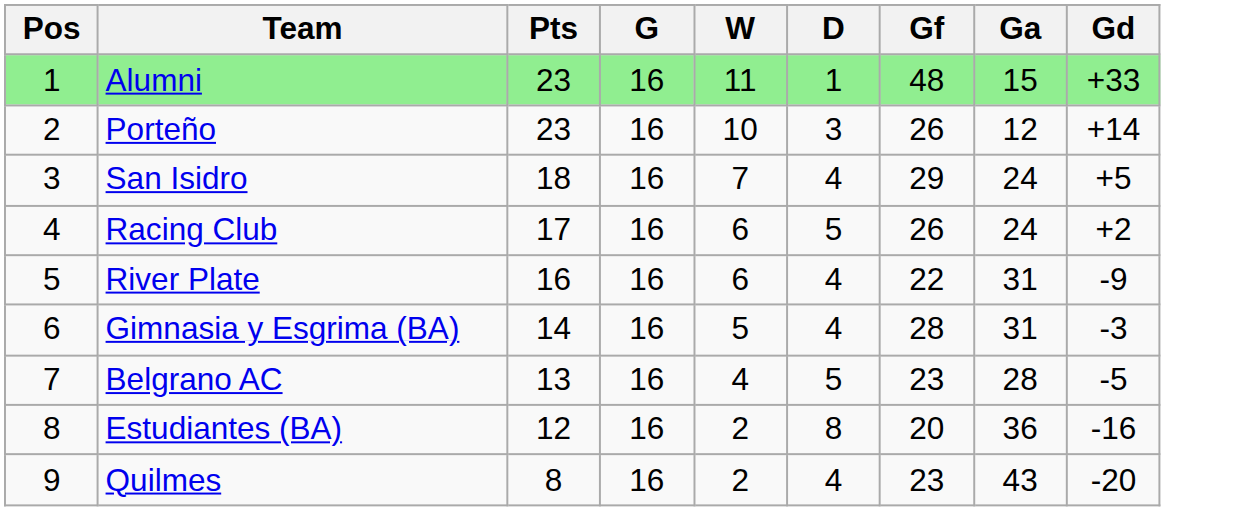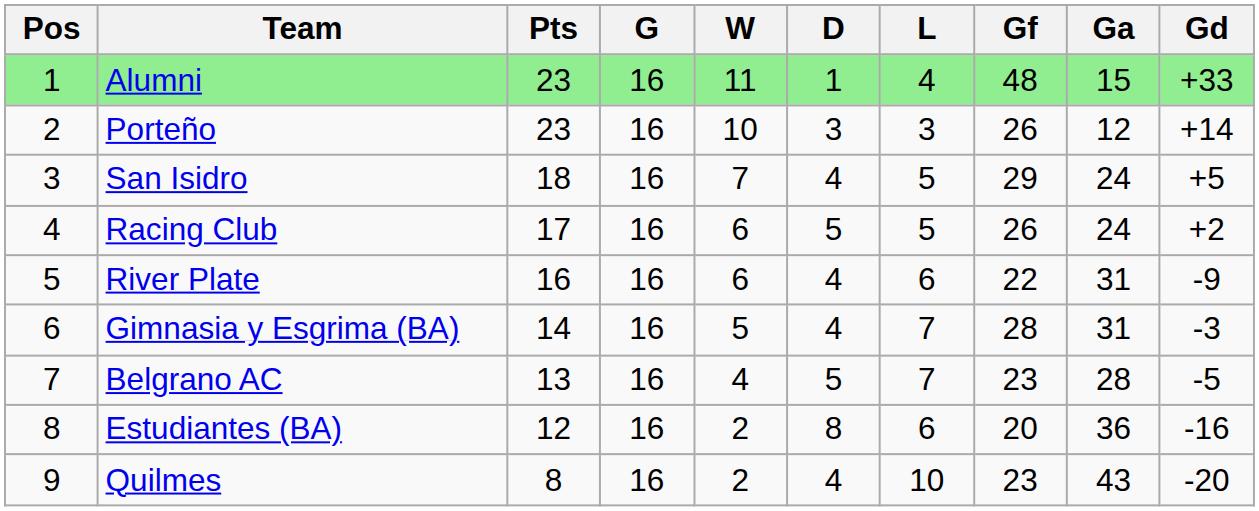+ column: (927, 29)
